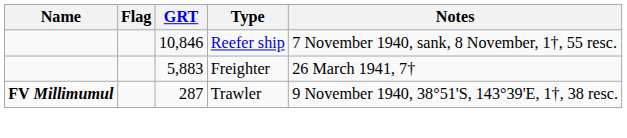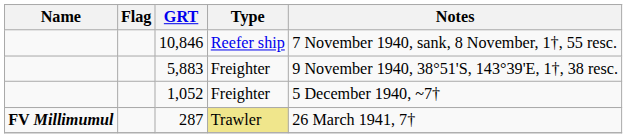(354, 68) 26 March 1941, 7† -> (455, 68) 9 November 1940, 38°51'S, 143°39'E, 1†, 38 resc.
+ row: (185, 94)
(236, 94) no background -> (236, 119) khaki background
(455, 94) 9 November 1940, 38°51'S, 143°39'E, 1†, 38 resc. -> (354, 119) 26 March 1941, 7†
